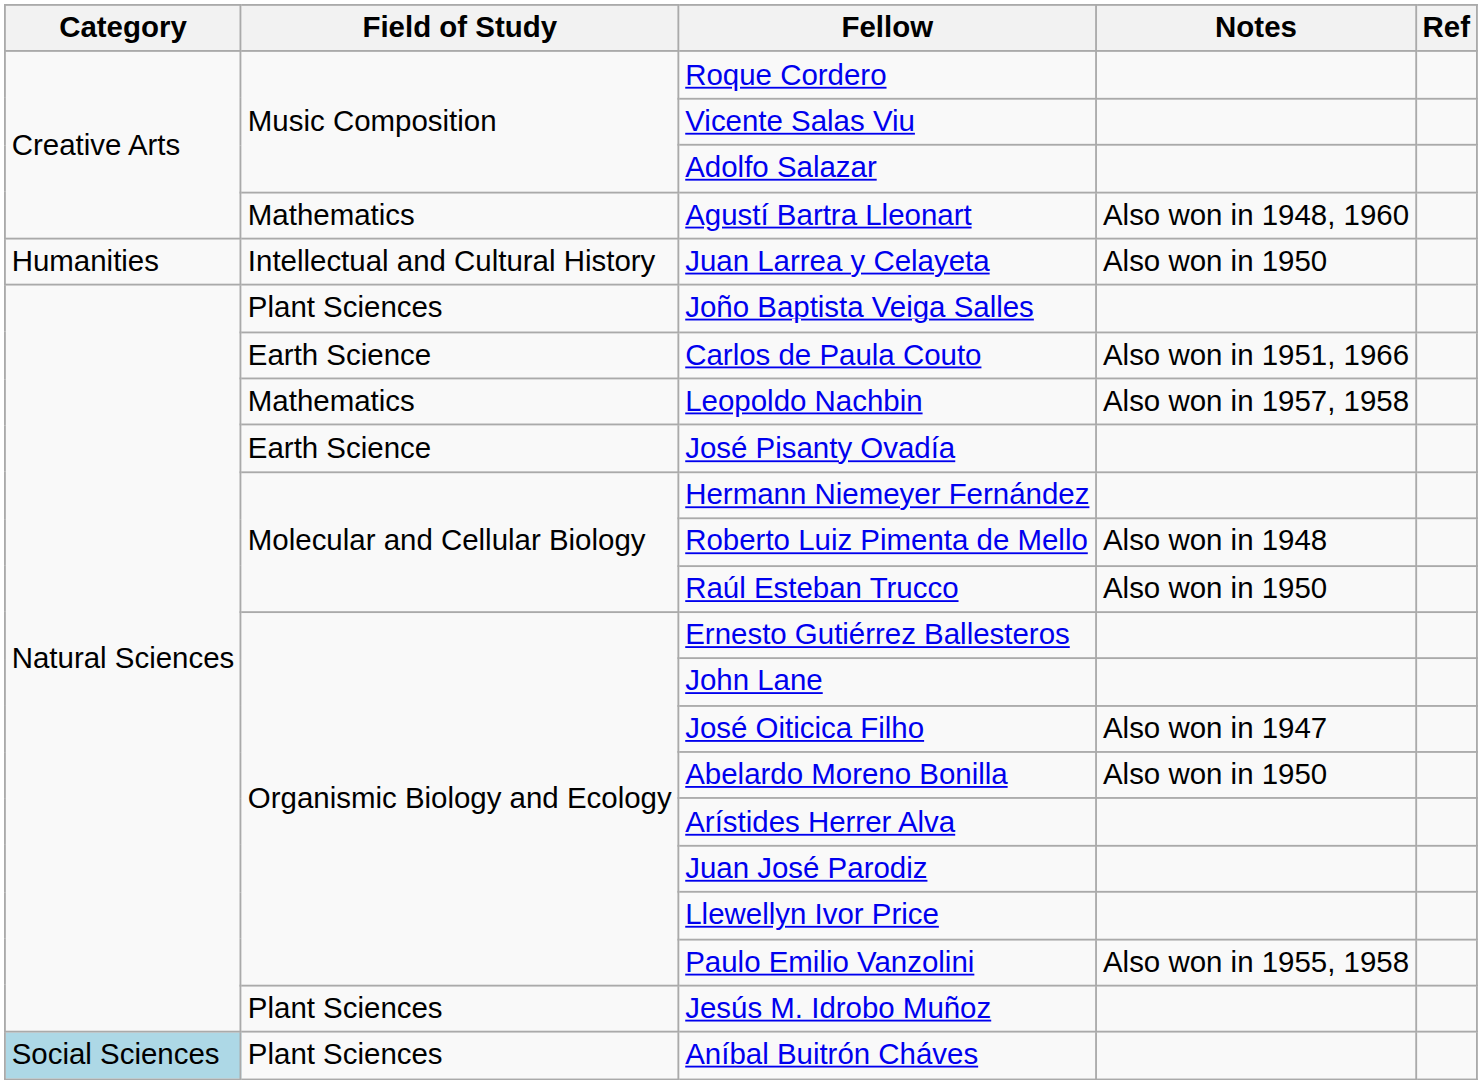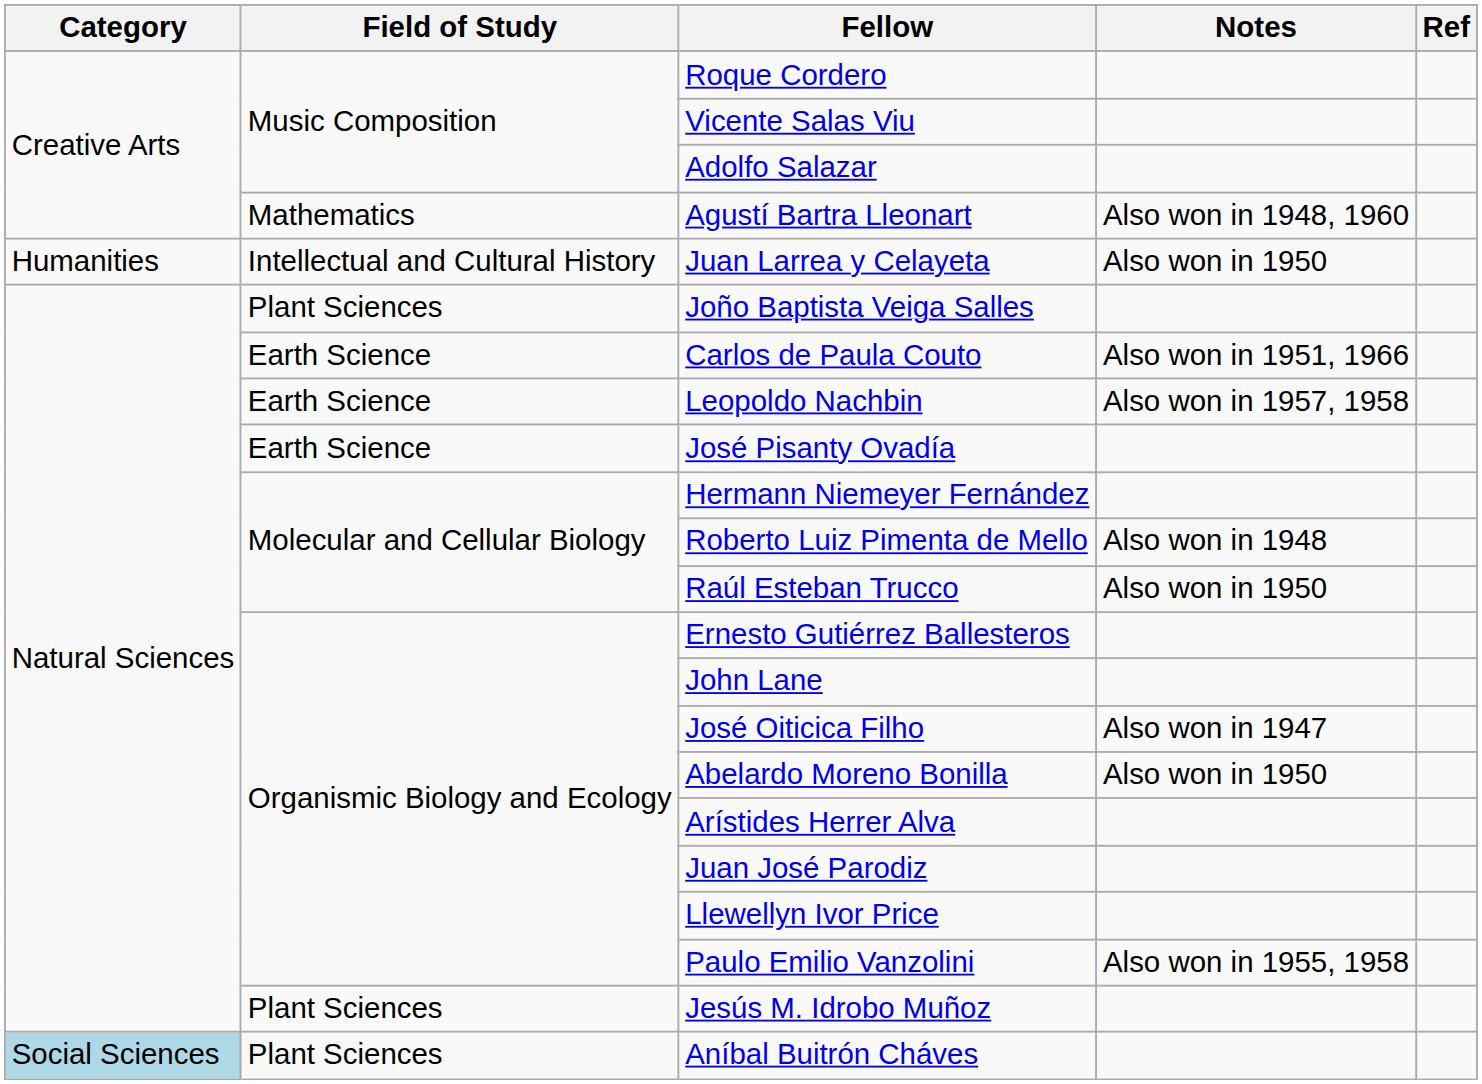(331, 401) Mathematics -> (339, 401) Earth Science
